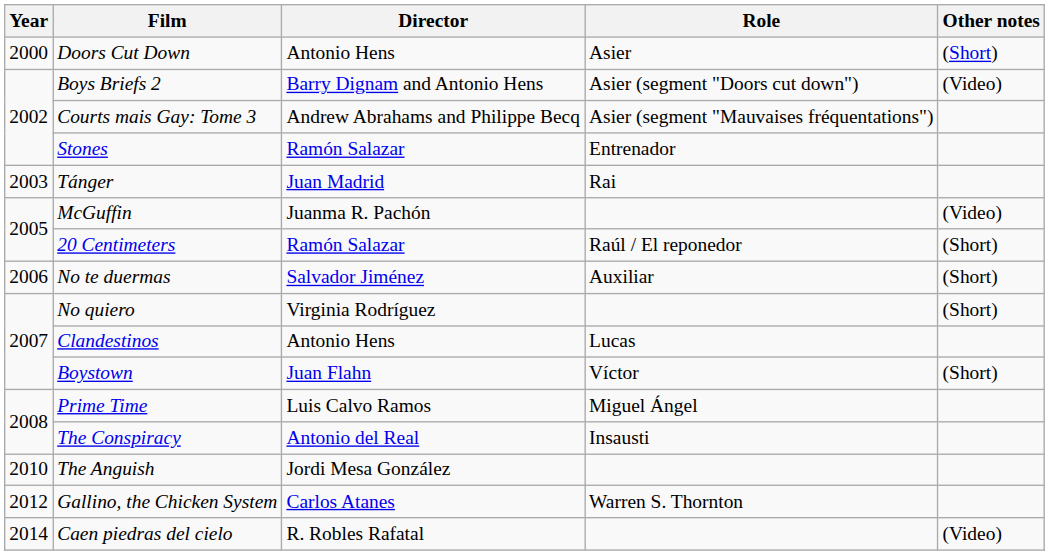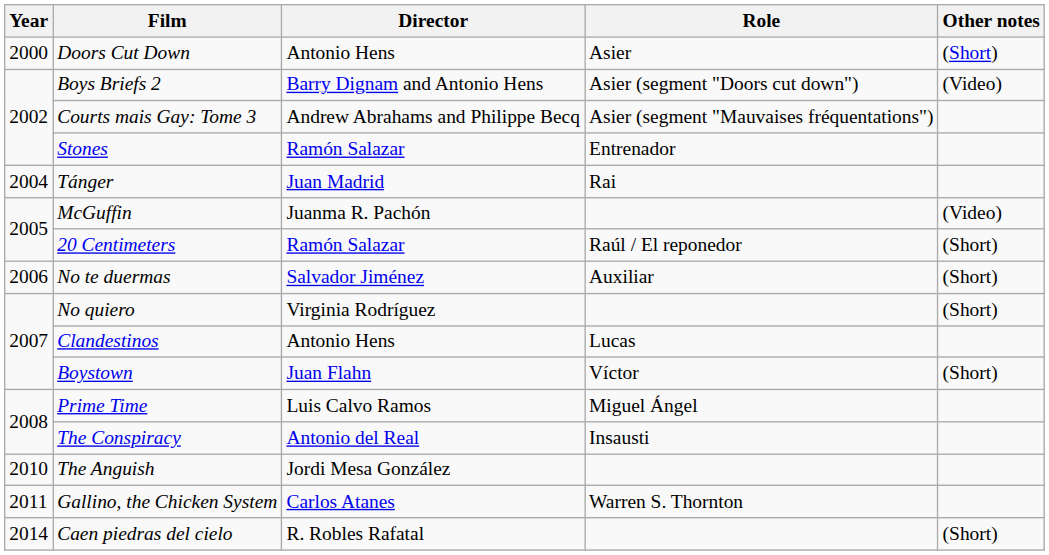(29, 181) 2003 -> (29, 181) 2004
(29, 501) 2012 -> (28, 501) 2011
(972, 533) (Video) -> (970, 533) (Short)
